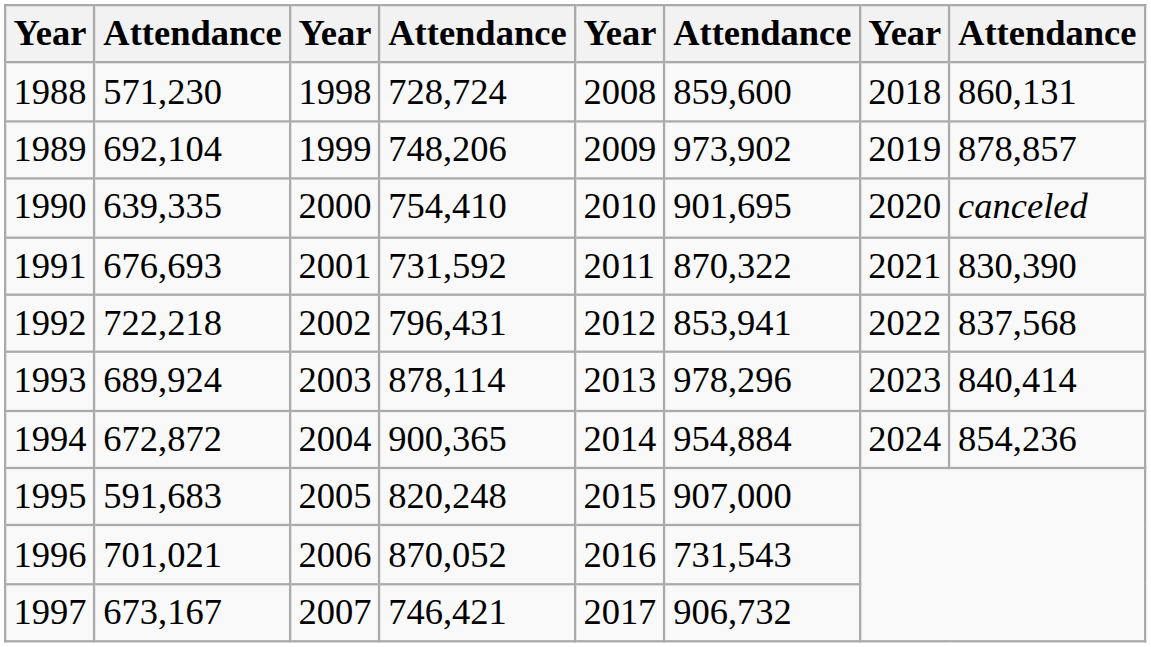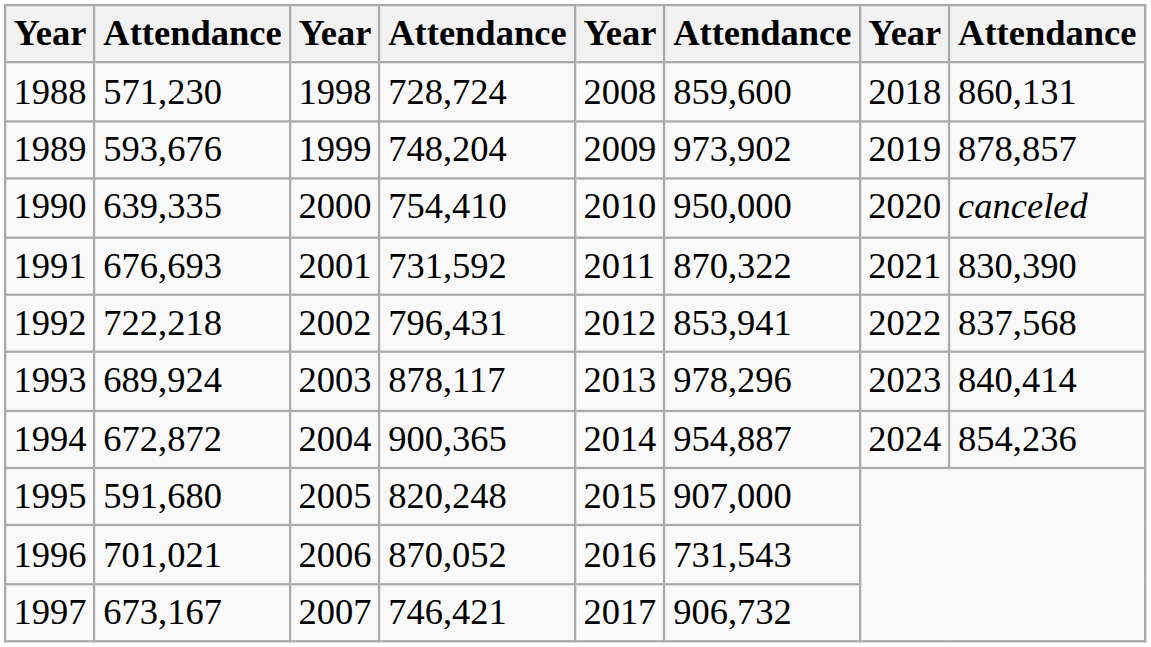(163, 149) 692,104 -> (163, 149) 593,676
(448, 149) 748,206 -> (448, 149) 748,204
(732, 206) 901,695 -> (732, 206) 950,000
(447, 380) 878,114 -> (447, 380) 878,117
(732, 438) 954,884 -> (732, 438) 954,887
(163, 496) 591,683 -> (163, 496) 591,680
